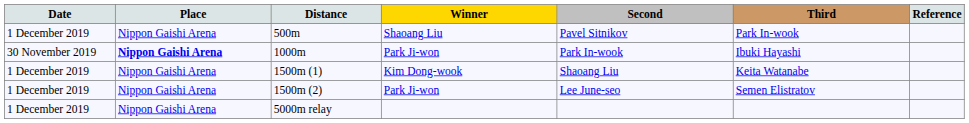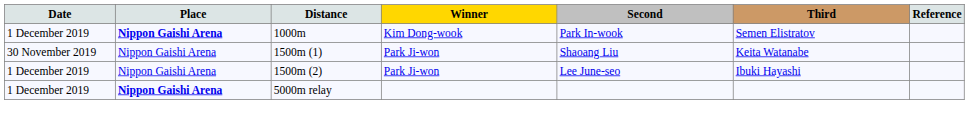- row: (287, 32)
(52, 52) 30 November 2019 -> (48, 32) 1 December 2019
(411, 52) Park Ji-won -> (423, 32) Kim Dong-wook
(768, 52) Ibuki Hayashi -> (775, 32) Semen Elistratov
(48, 70) 1 December 2019 -> (52, 52) 30 November 2019
(423, 71) Kim Dong-wook -> (412, 52) Park Ji-won
(775, 89) Semen Elistratov -> (768, 71) Ibuki Hayashi
(167, 108) normal -> (170, 89) bold
